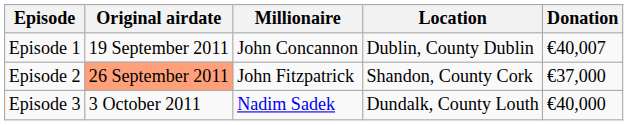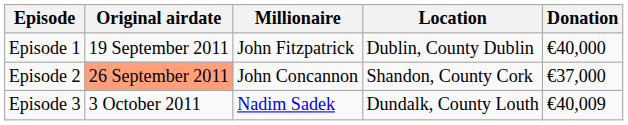(298, 47) John Concannon -> (296, 47) John Fitzpatrick
(576, 47) €40,007 -> (576, 47) €40,000
(296, 76) John Fitzpatrick -> (298, 76) John Concannon
(576, 104) €40,000 -> (576, 104) €40,009
